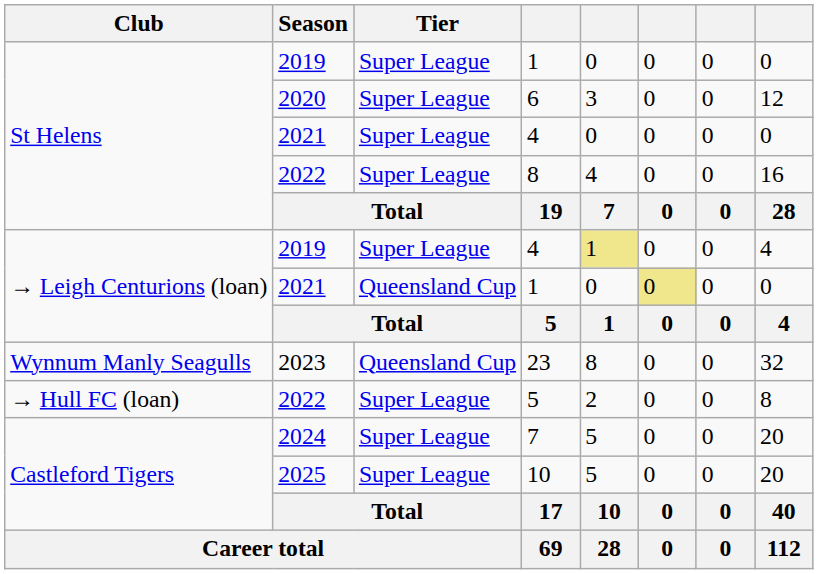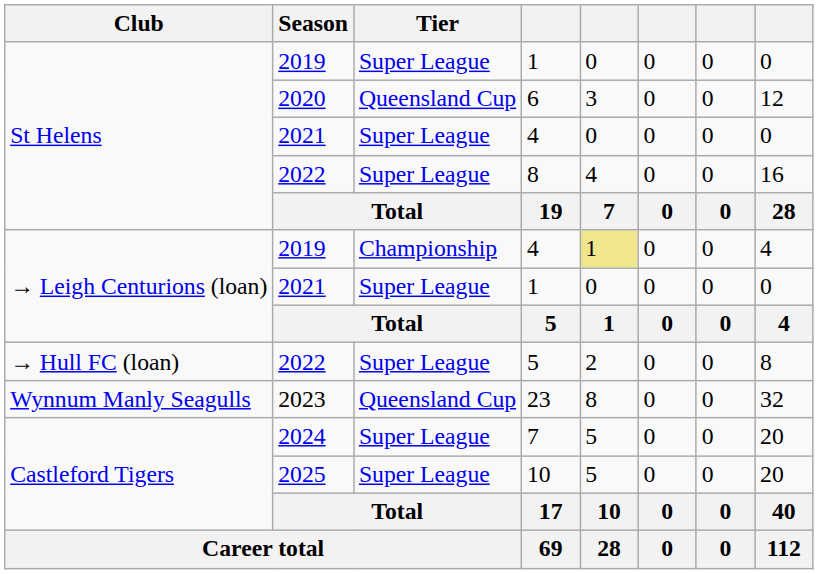(424, 98) Super League -> (438, 98) Queensland Cup
(424, 248) Super League -> (428, 248) Championship
(438, 286) Queensland Cup -> (424, 286) Super League
(649, 286) khaki background -> (649, 286) no background
rows swapped: (302, 398) <-> (302, 361)
